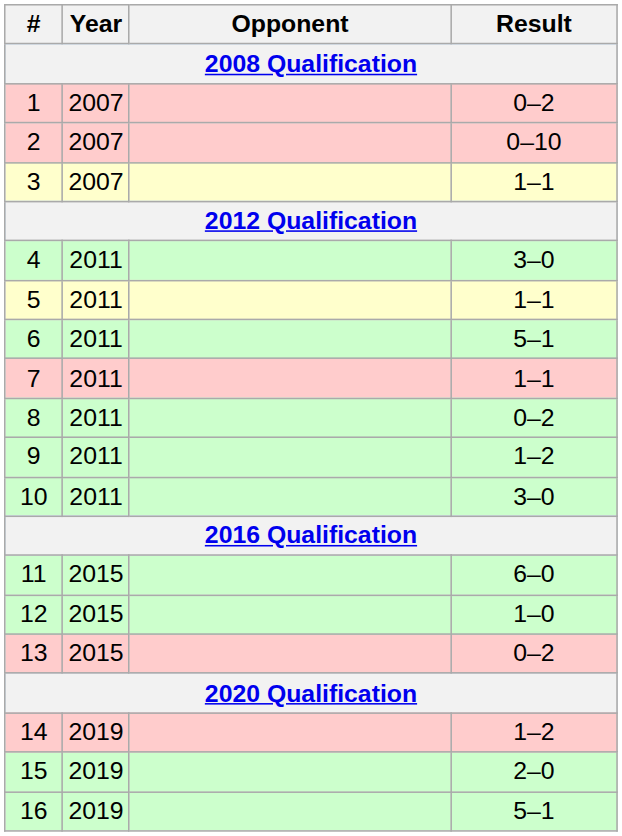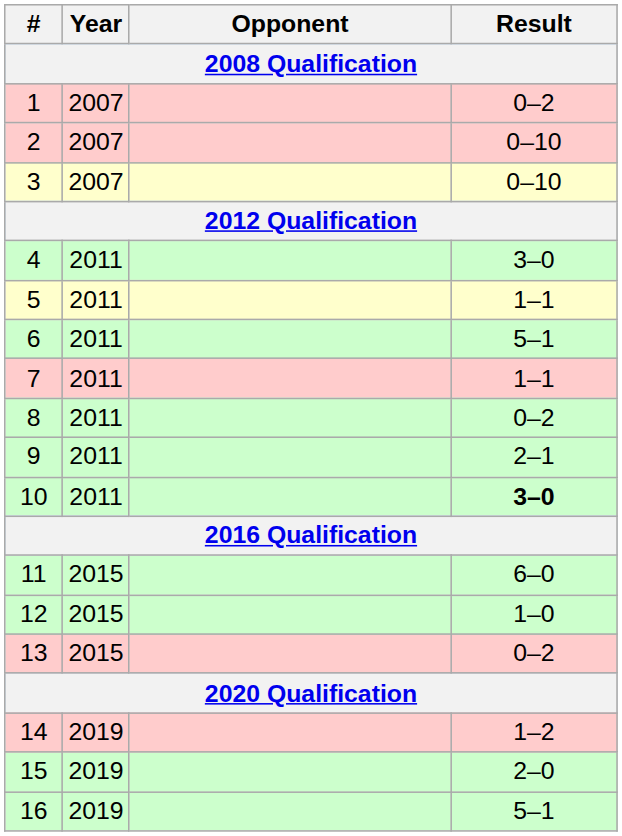(534, 181) 1–1 -> (534, 181) 0–10
(534, 456) 1–2 -> (534, 456) 2–1
(534, 496) normal -> (534, 496) bold
